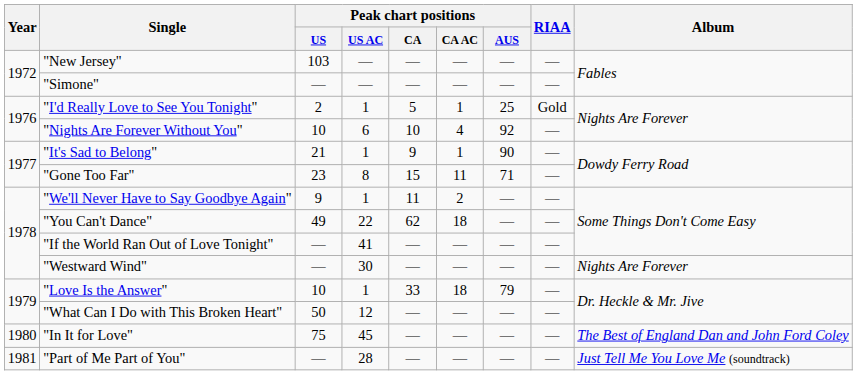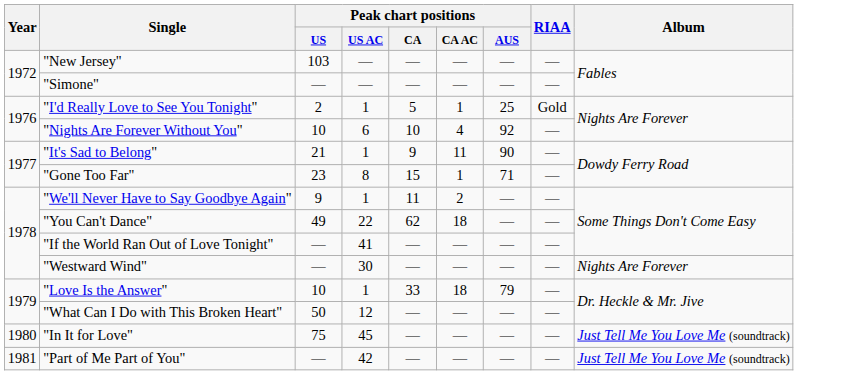(460, 152) 1 -> (460, 152) 11
(460, 175) 11 -> (460, 175) 1
(713, 335) The Best of England Dan and John Ford Coley -> (683, 335) Just Tell Me You Love Me (soundtrack)
(366, 358) 28 -> (366, 358) 42
